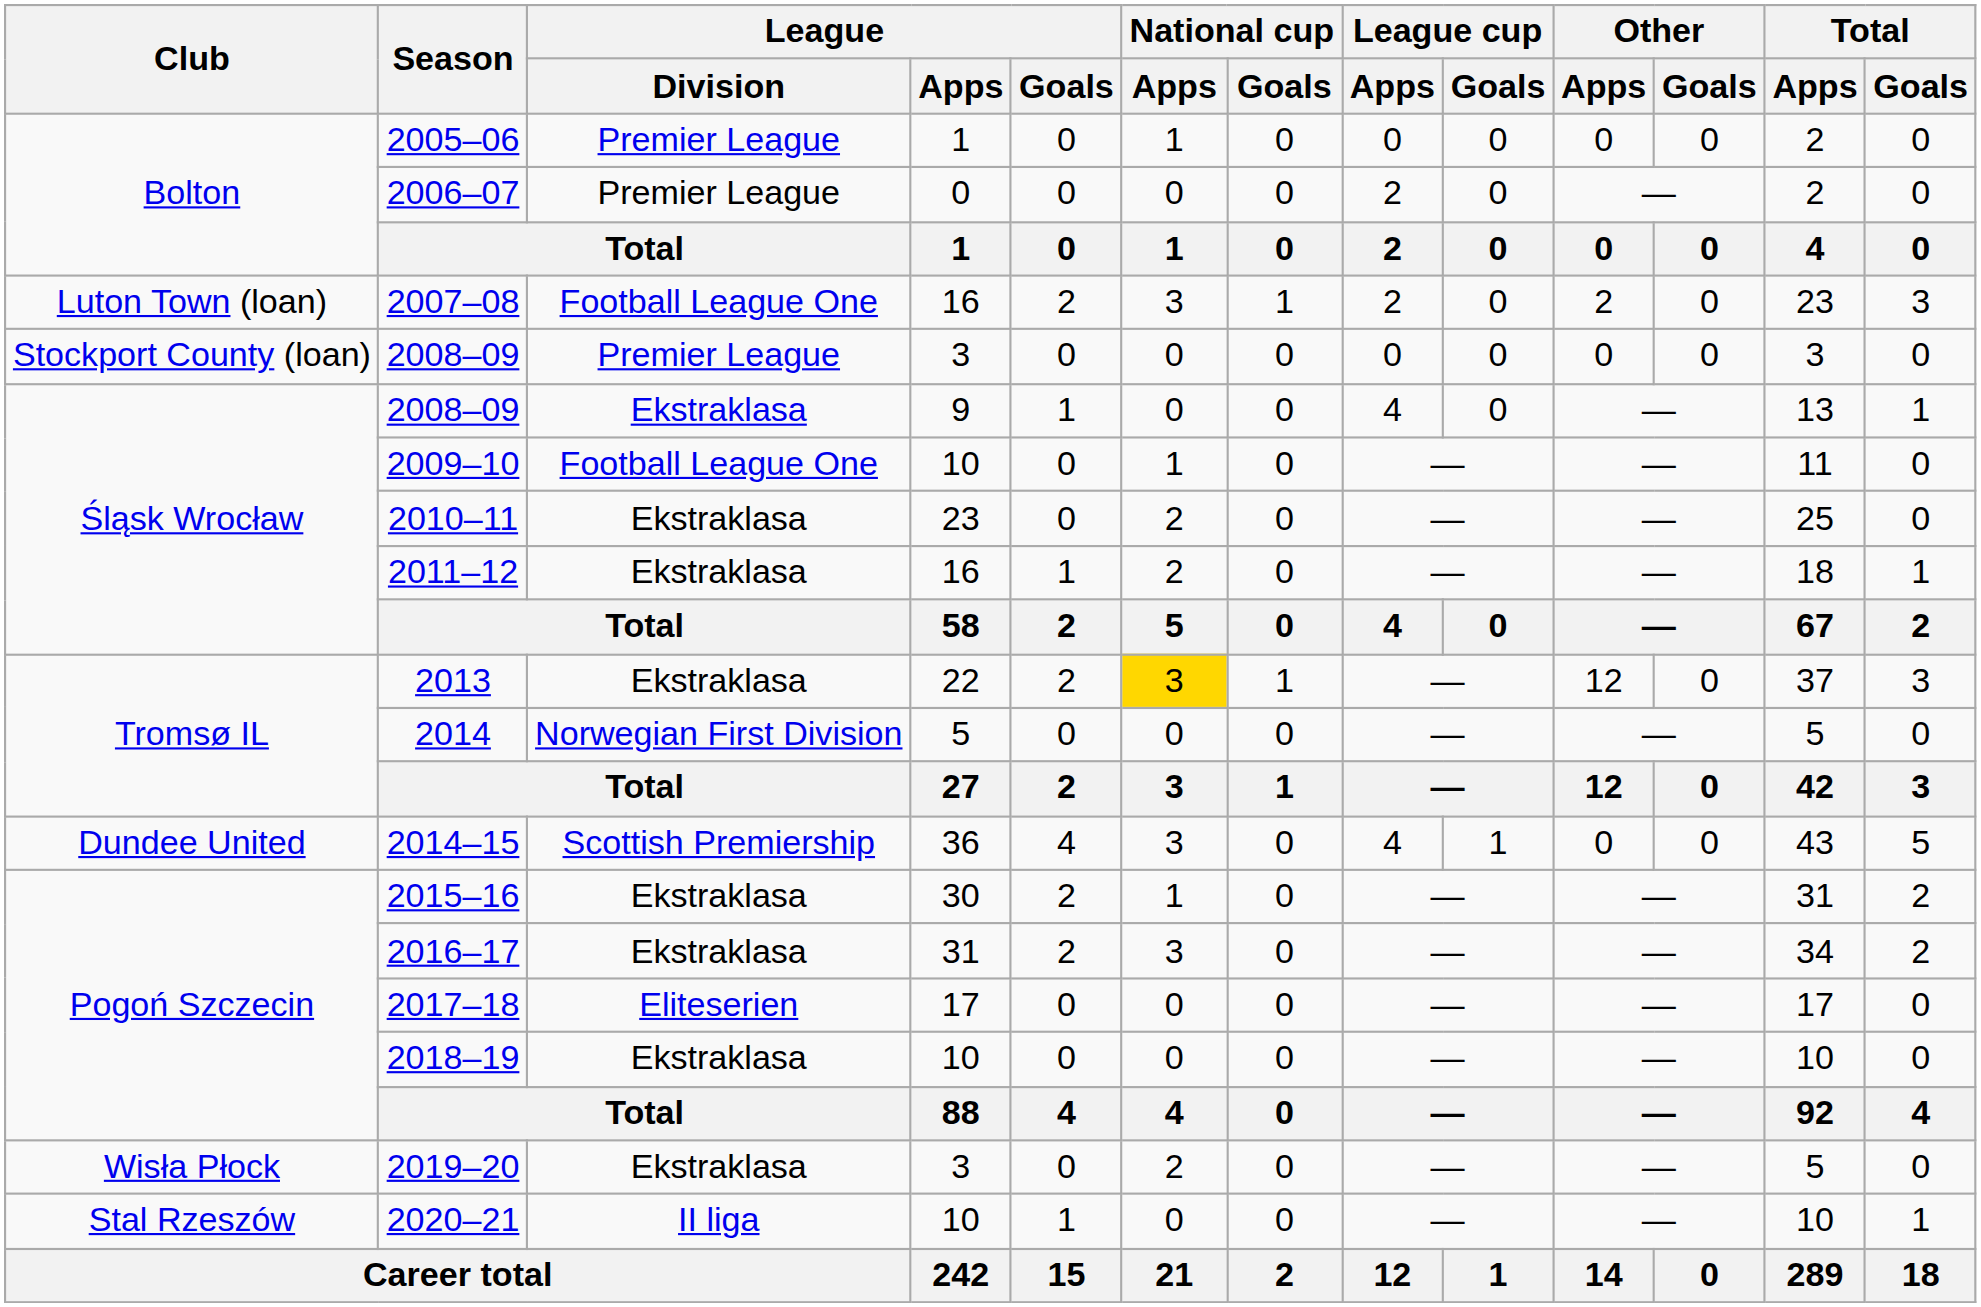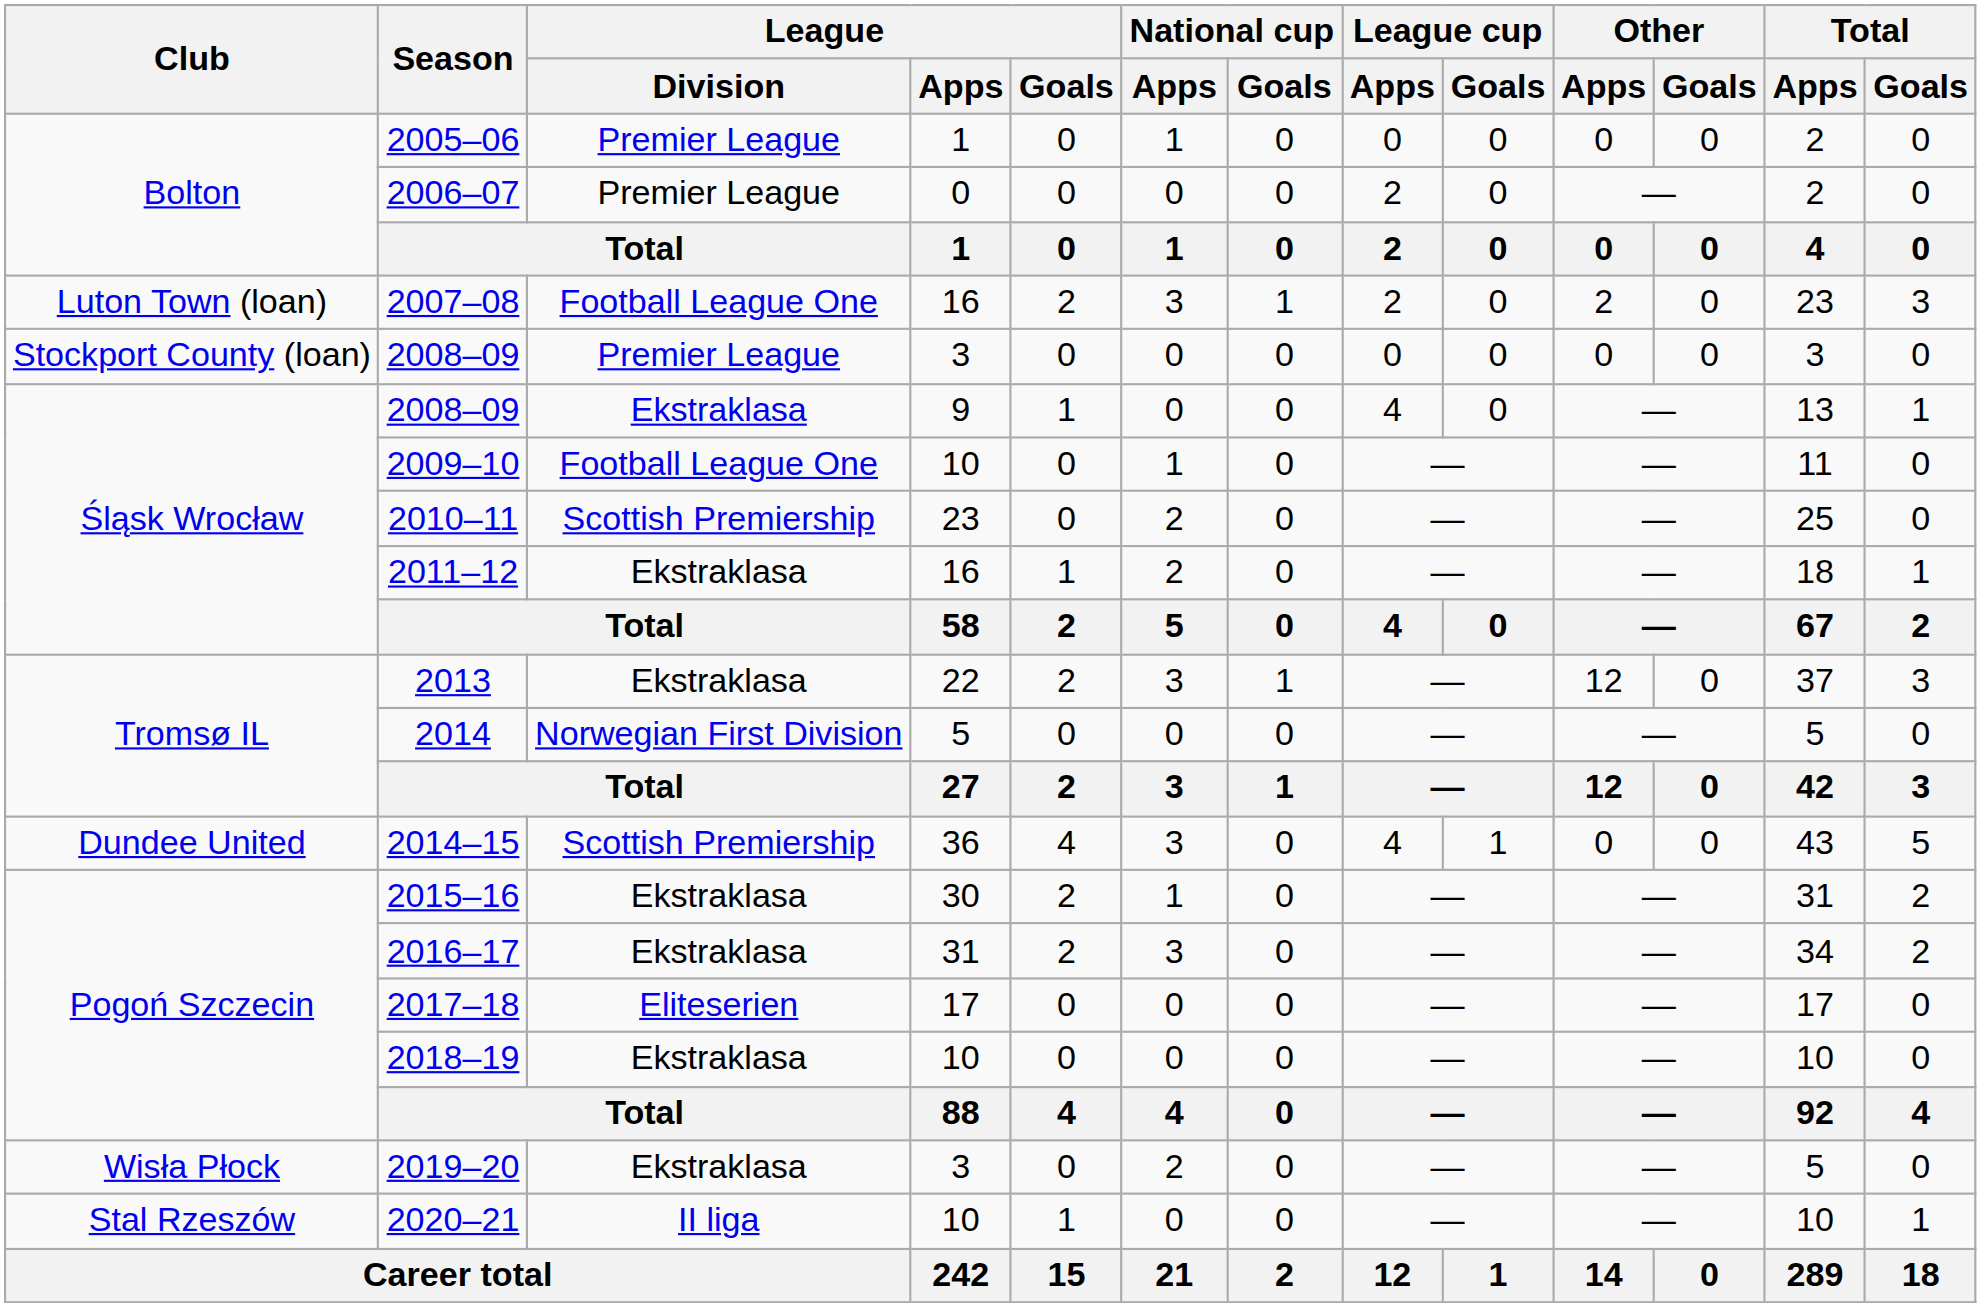(719, 517) Ekstraklasa -> (719, 517) Scottish Premiership
(1174, 680) gold background -> (1174, 680) no background
